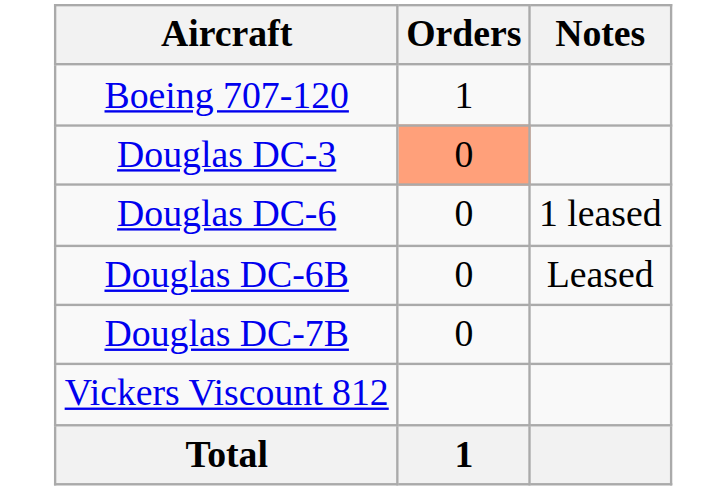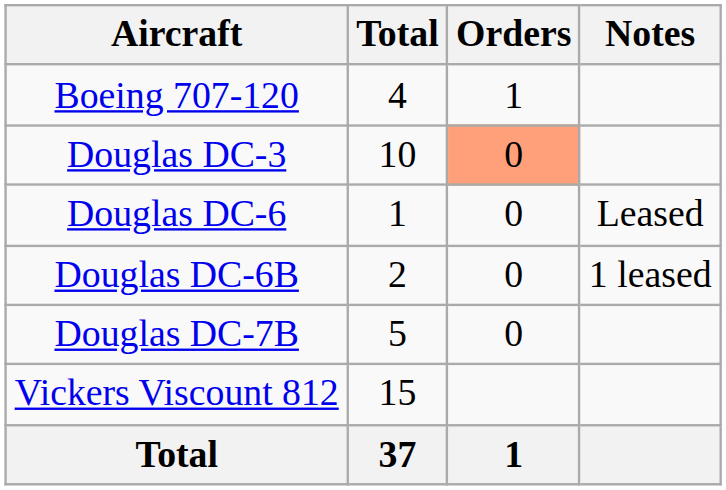+ column: (397, 34)
(600, 214) 1 leased -> (650, 214) Leased
(600, 273) Leased -> (650, 273) 1 leased
